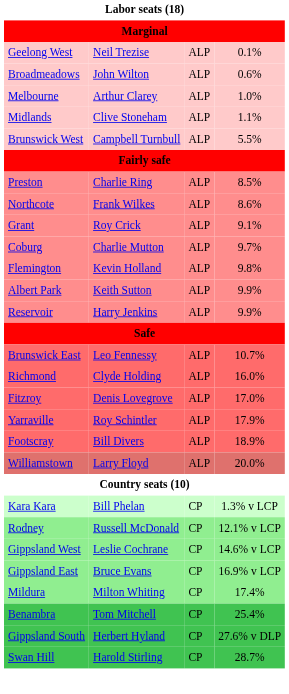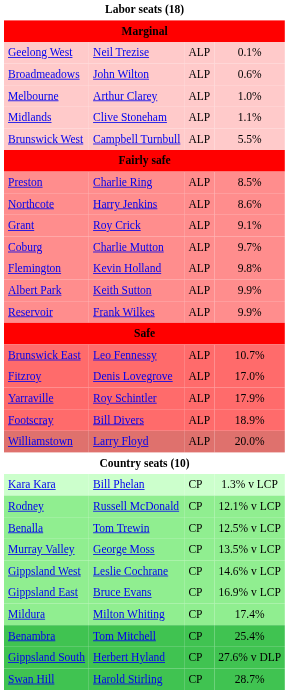(124, 203) Frank Wilkes -> (125, 203) Harry Jenkins
(125, 311) Harry Jenkins -> (124, 311) Frank Wilkes
- row: (32, 376)
+ row: (26, 527)
+ row: (41, 549)
